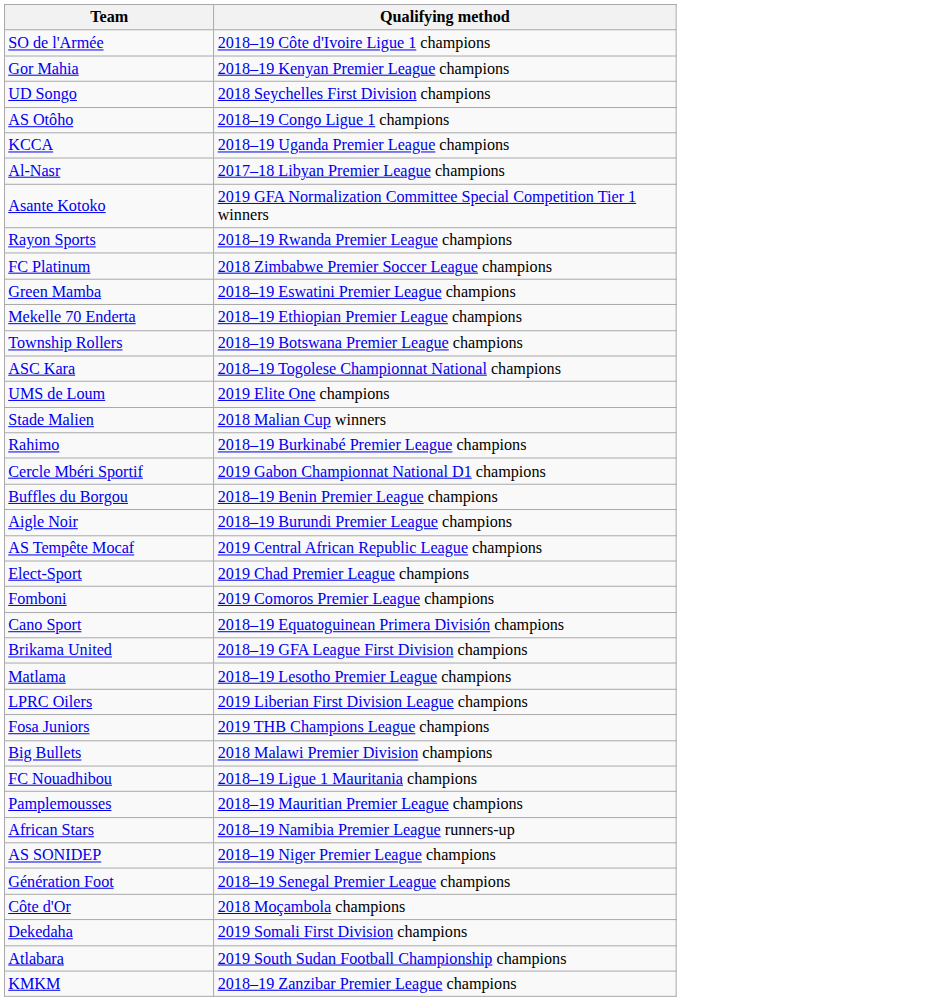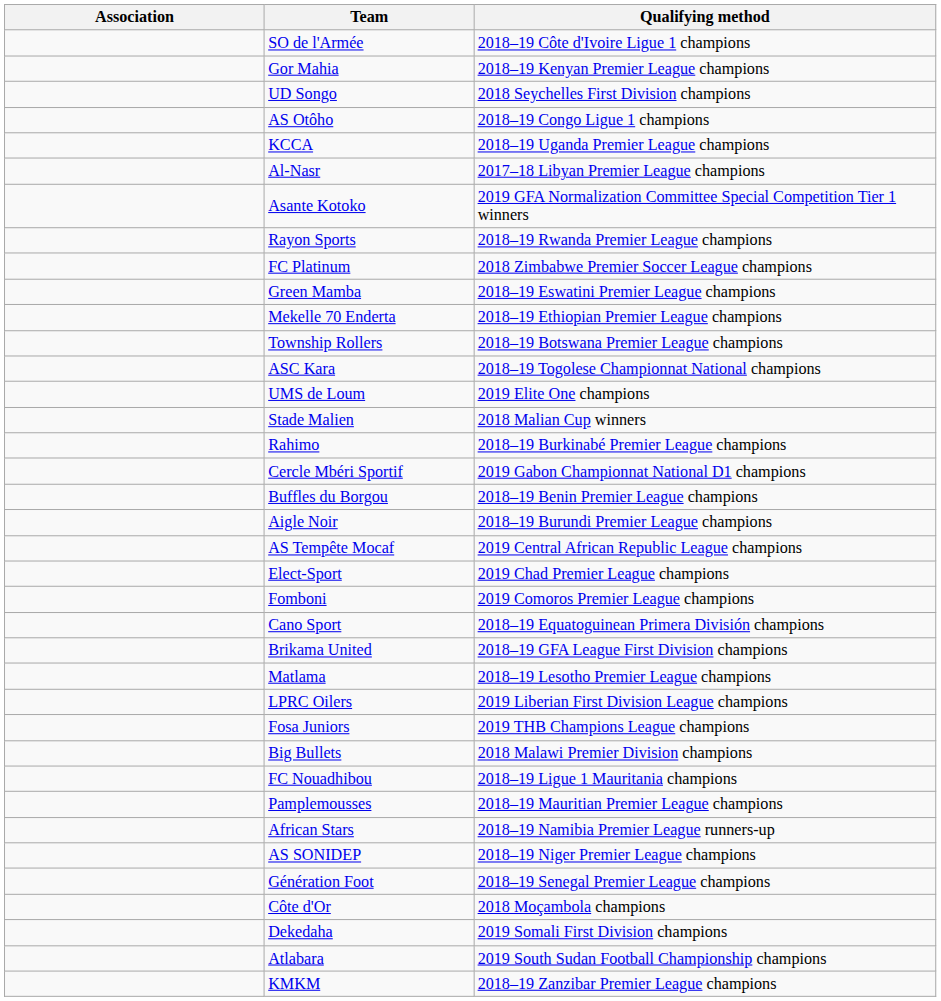+ column: (134, 17)
